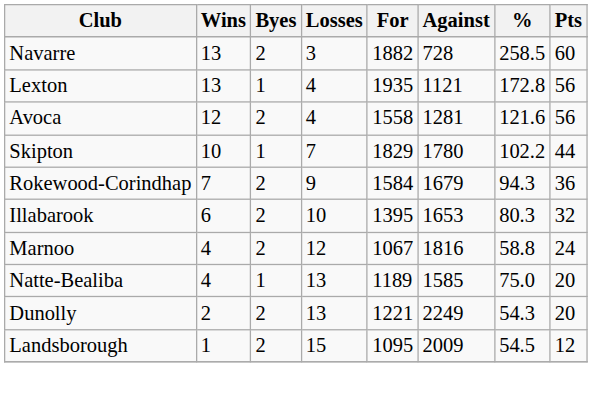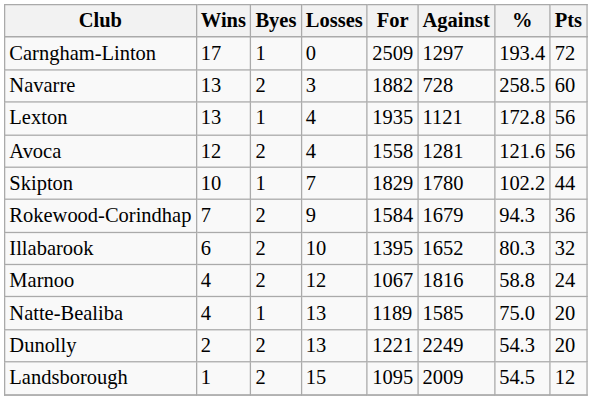+ row: (83, 53)
(443, 215) 1653 -> (443, 248) 1652
